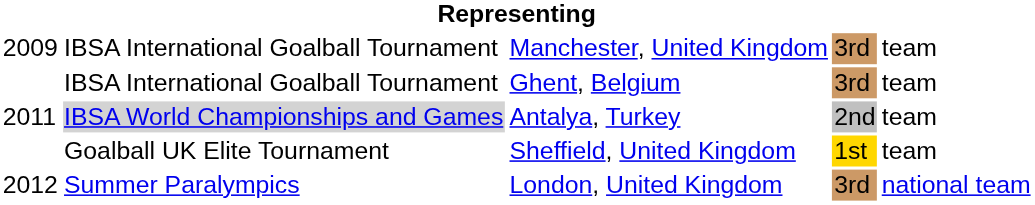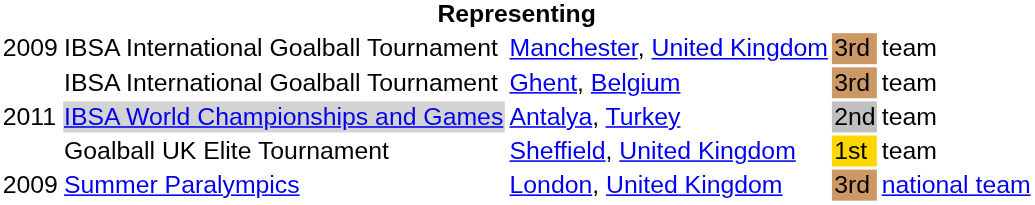(30, 184) 2012 -> (30, 184) 2009
